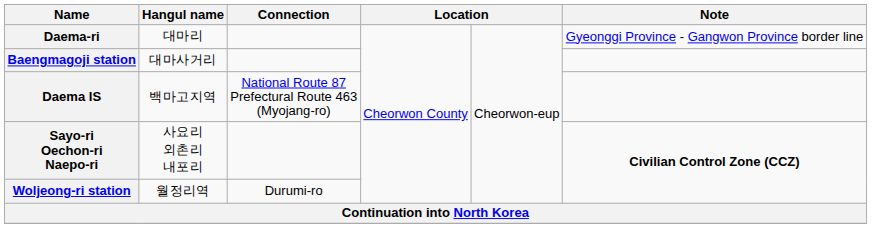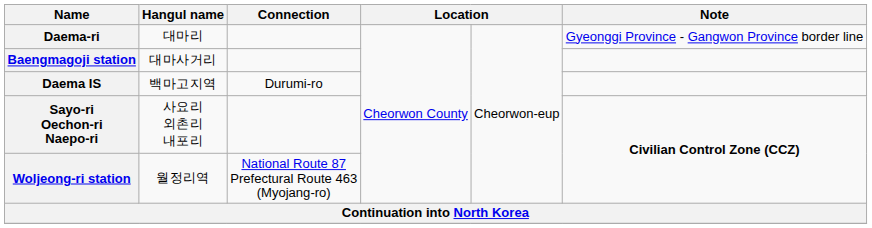(294, 96) National Route 87 Prefectural Route 463 (Myojang-ro) -> (294, 83) Durumi-ro
(294, 191) Durumi-ro -> (294, 178) National Route 87 Prefectural Route 463 (Myojang-ro)
